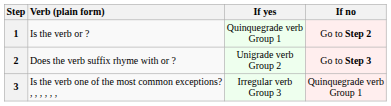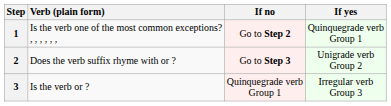columns swapped: (265, 12) <-> (346, 12)
(60, 33) Is the verb or ? -> (126, 33) Is the verb one of the most common exceptions? , , , , , ,
(126, 87) Is the verb one of the most common exceptions? , , , , , , -> (60, 87) Is the verb or ?
